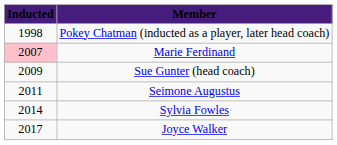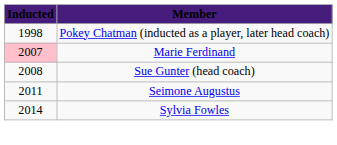(31, 71) 2009 -> (31, 71) 2008
- row: (194, 129)
